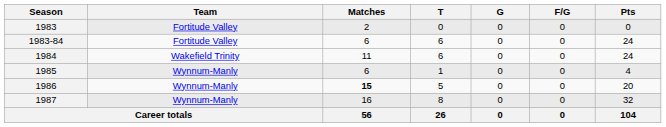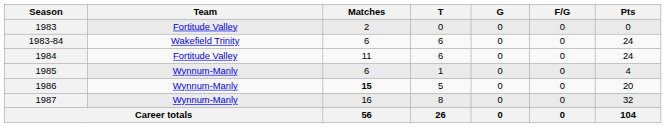(205, 42) Fortitude Valley -> (205, 42) Wakefield Trinity
(205, 56) Wakefield Trinity -> (205, 56) Fortitude Valley
